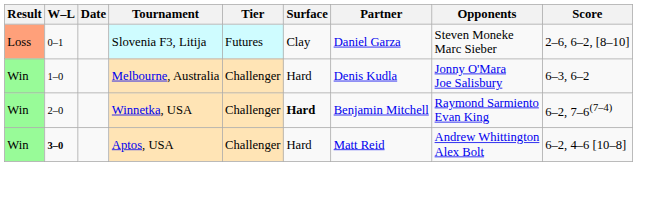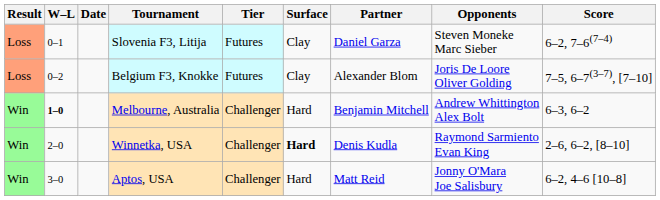(587, 41) 2–6, 6–2, [8–10] -> (579, 41) 6–2, 7–6(7–4)
+ row: (165, 75)
(55, 76) normal -> (55, 110) bold
(365, 75) Denis Kudla -> (381, 110) Benjamin Mitchell
(470, 75) Jonny O'Mara Joe Salisbury -> (487, 110) Andrew Whittington Alex Bolt
(381, 110) Benjamin Mitchell -> (365, 144) Denis Kudla
(579, 110) 6–2, 7–6(7–4) -> (587, 144) 2–6, 6–2, [8–10]
(55, 144) bold -> (55, 179) normal
(487, 144) Andrew Whittington Alex Bolt -> (470, 178) Jonny O'Mara Joe Salisbury
